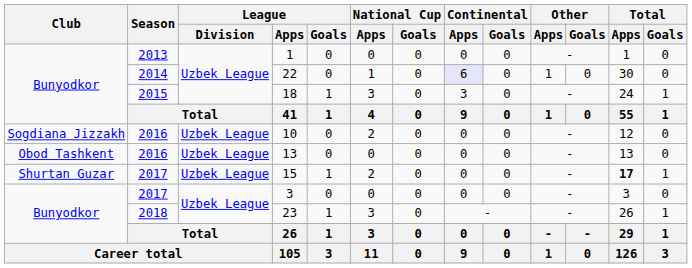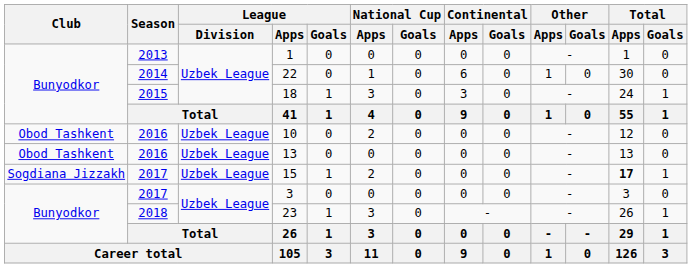(464, 74) lavender background -> (464, 74) no background
(66, 134) Sogdiana Jizzakh -> (66, 134) Obod Tashkent
(66, 174) Shurtan Guzar -> (66, 174) Sogdiana Jizzakh
